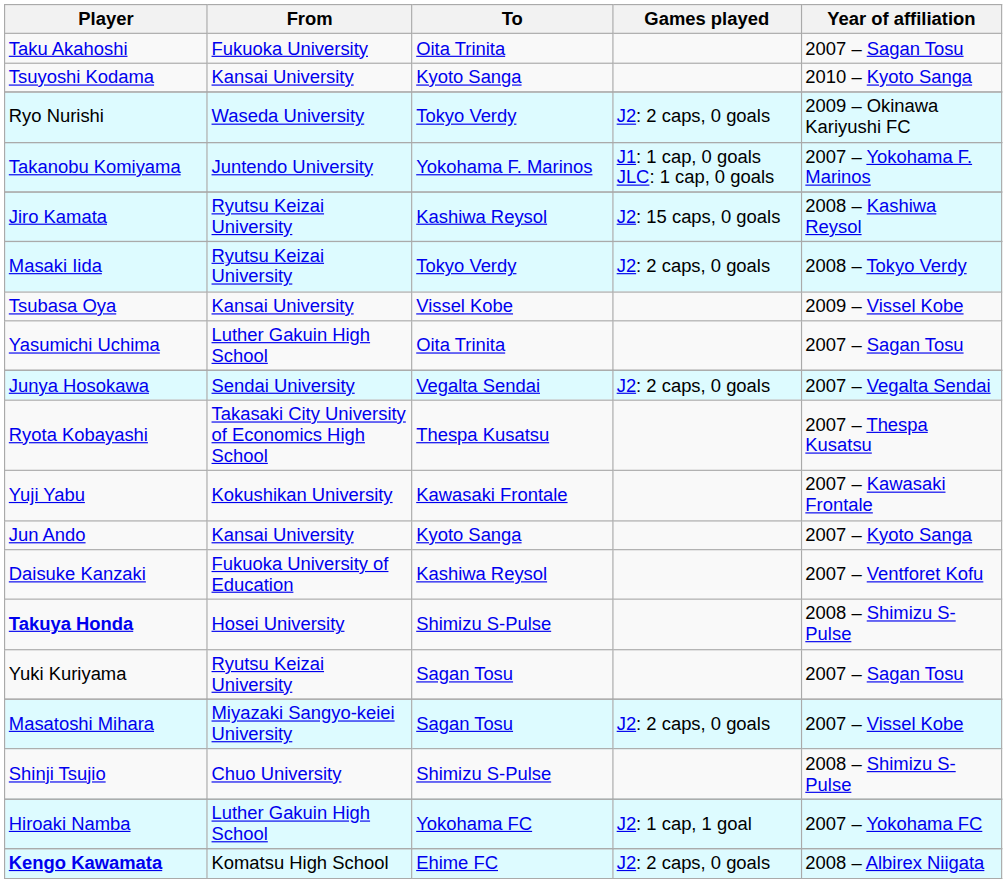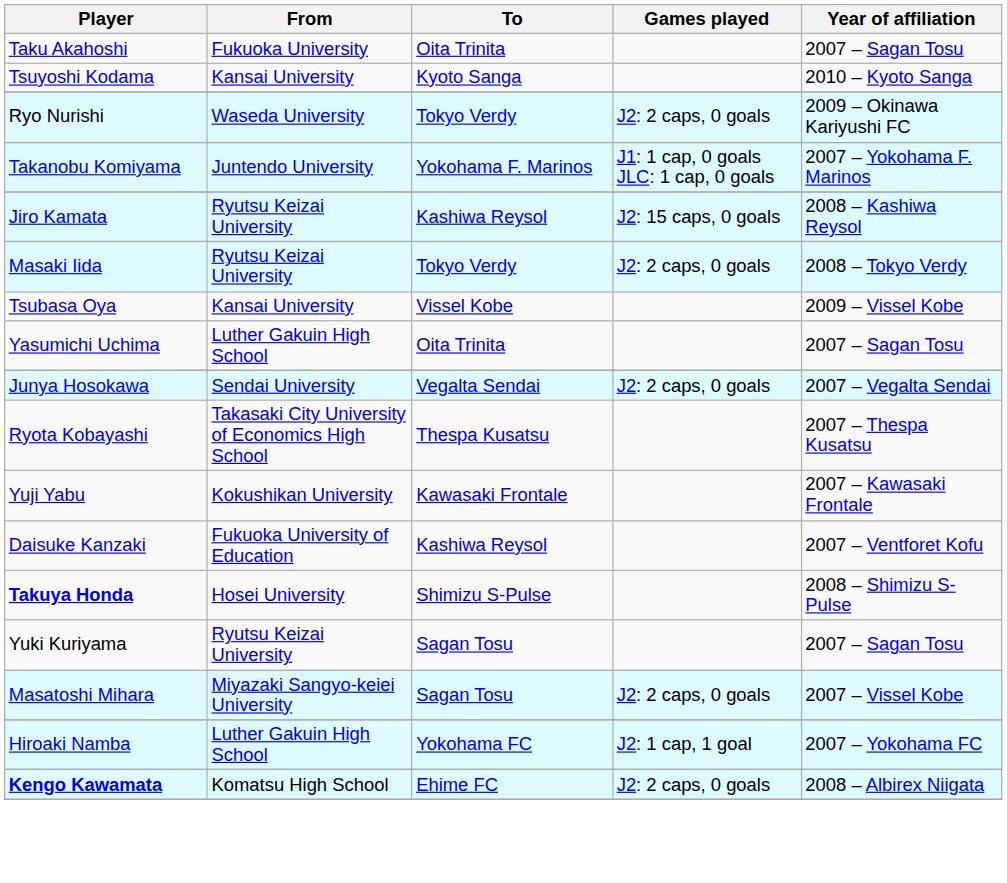- row: (47, 534)
- row: (57, 773)
